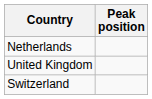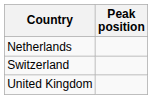rows swapped: (38, 84) <-> (50, 65)
